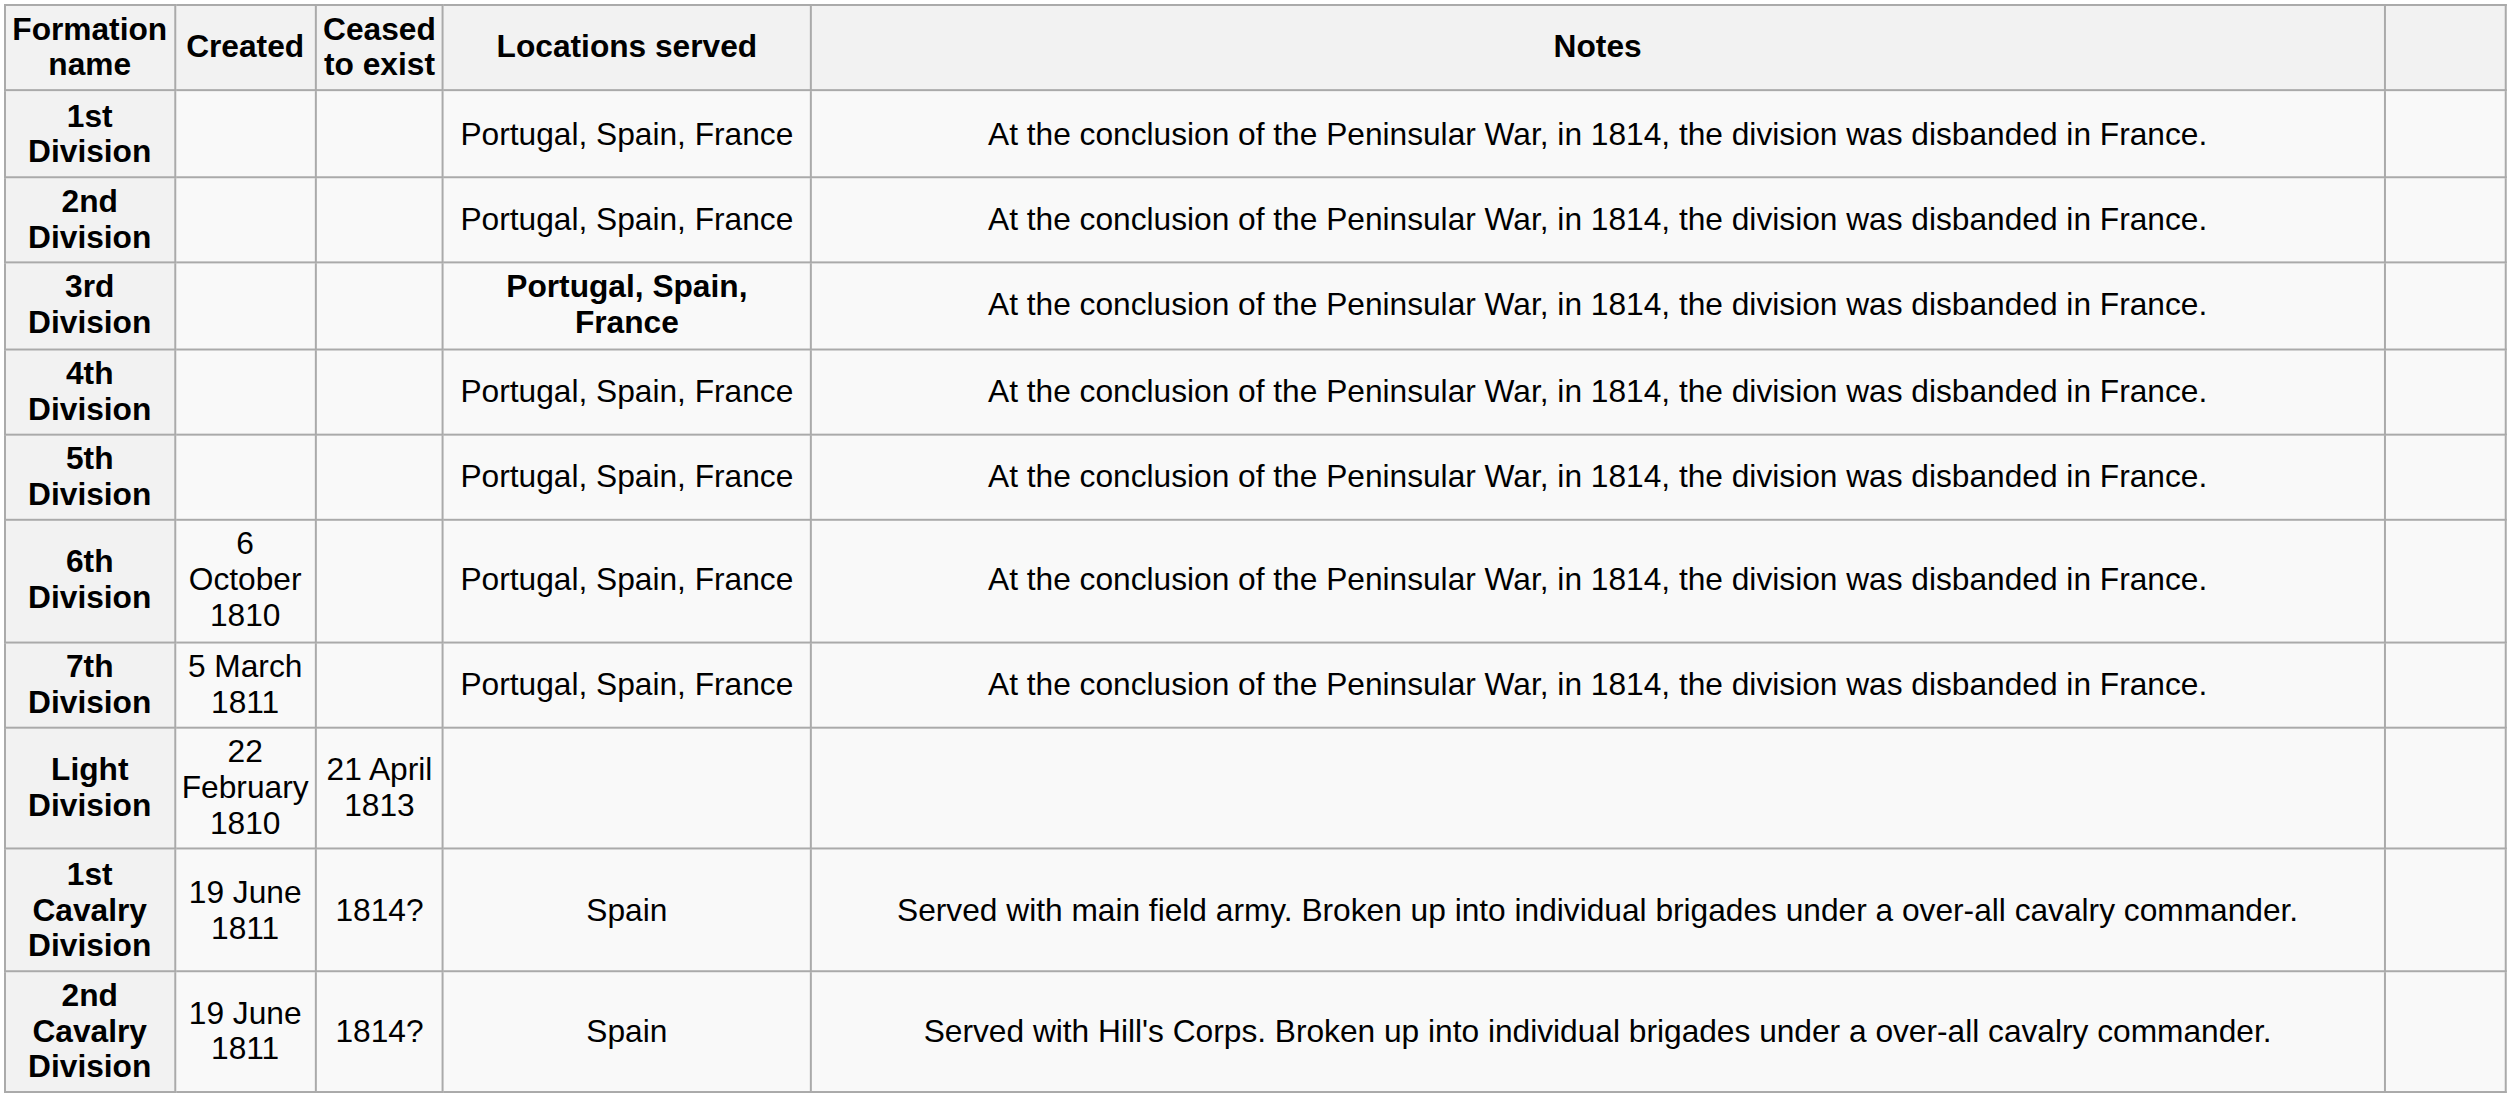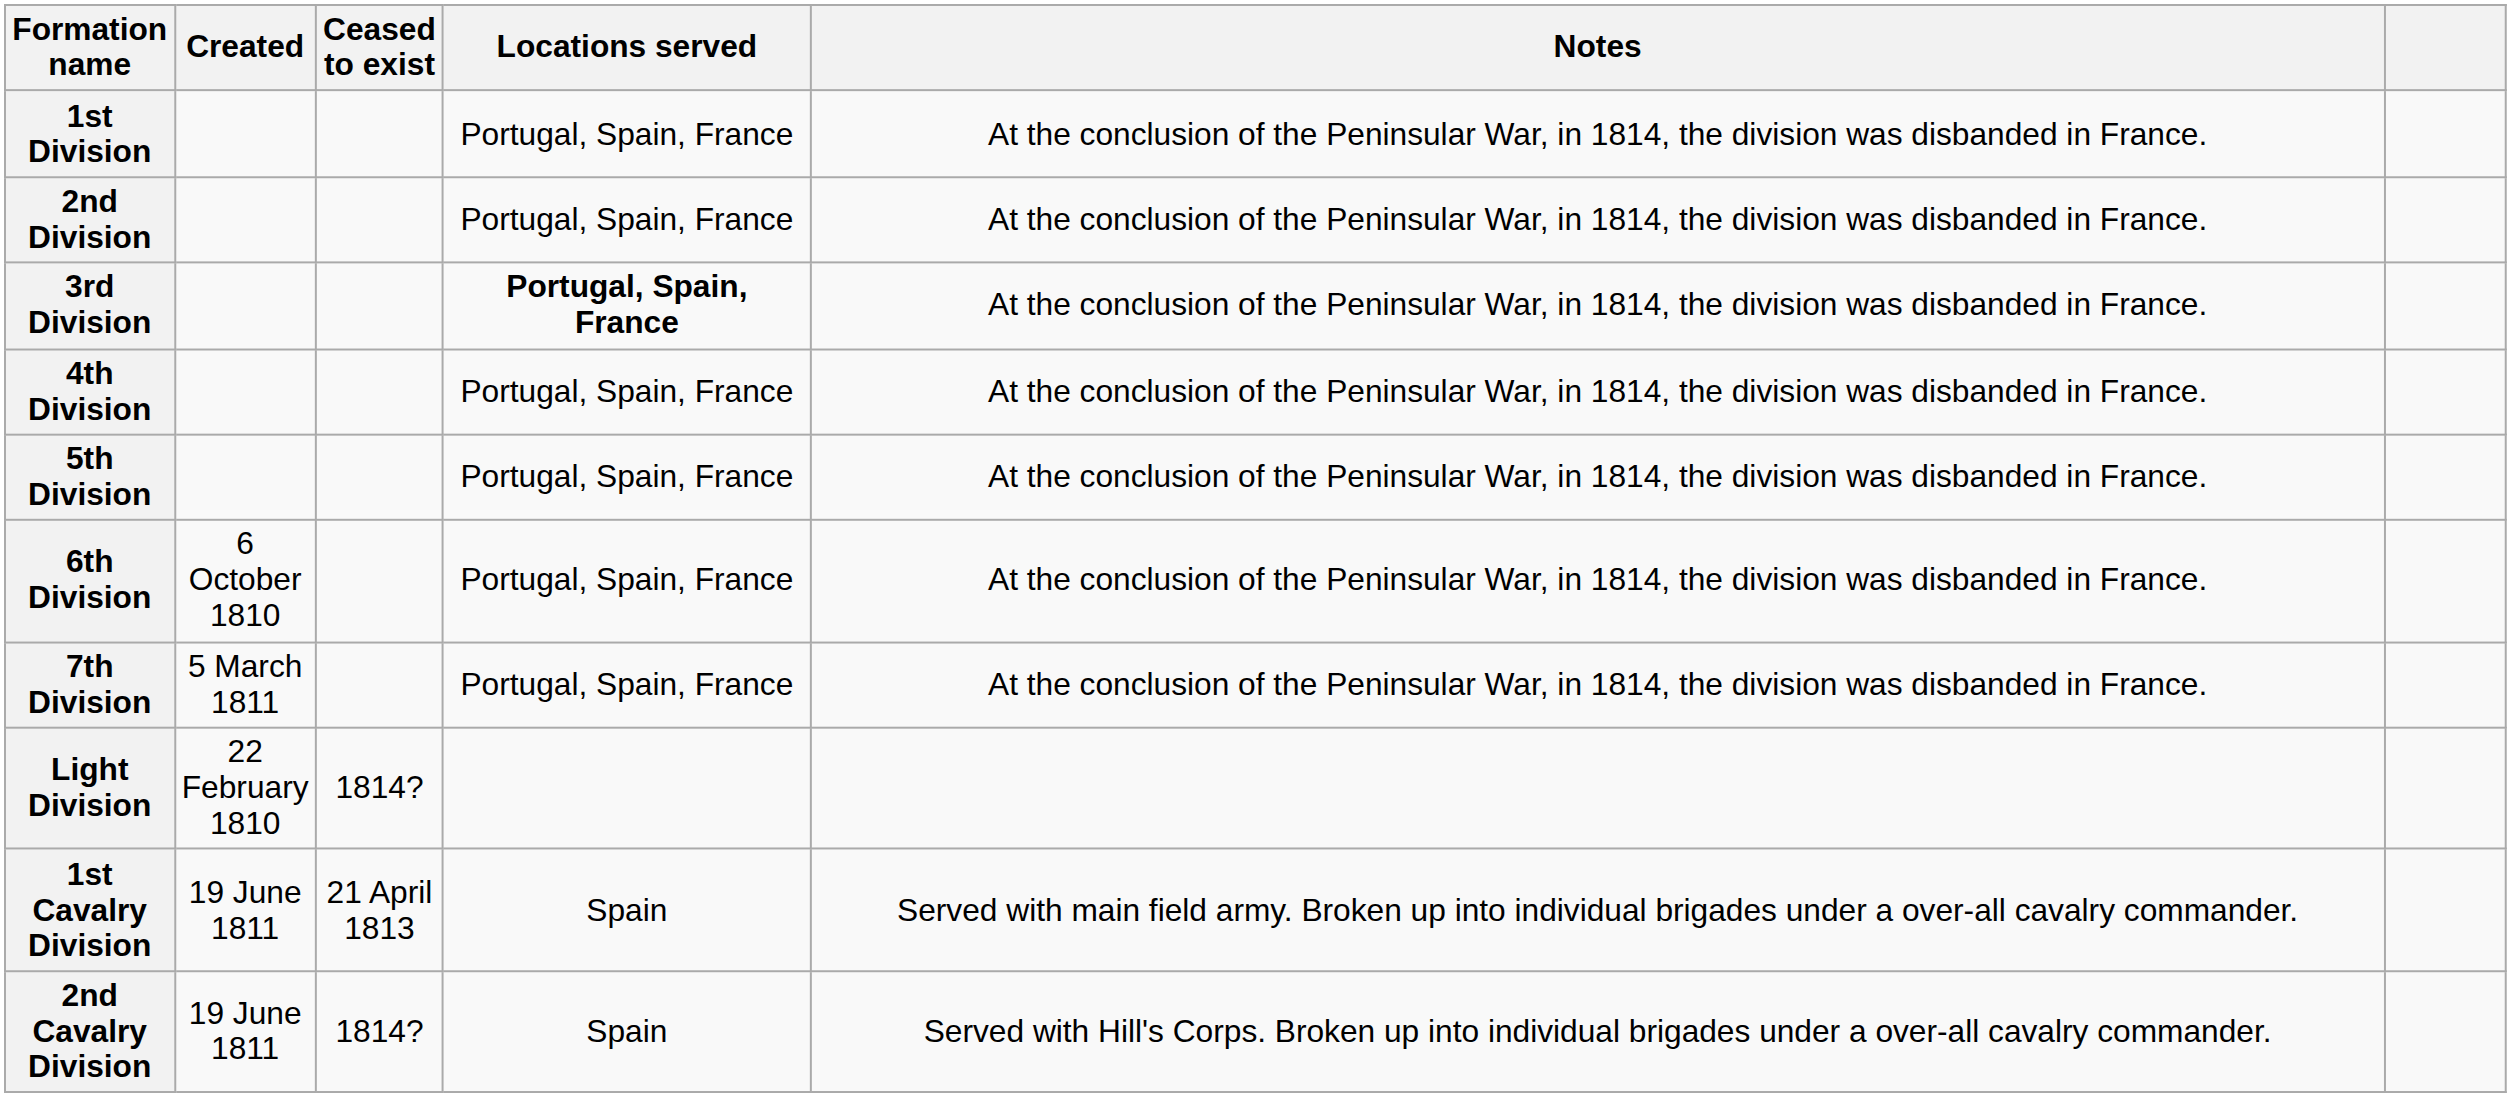(379, 787) 21 April 1813 -> (379, 787) 1814?
(379, 909) 1814? -> (379, 909) 21 April 1813
